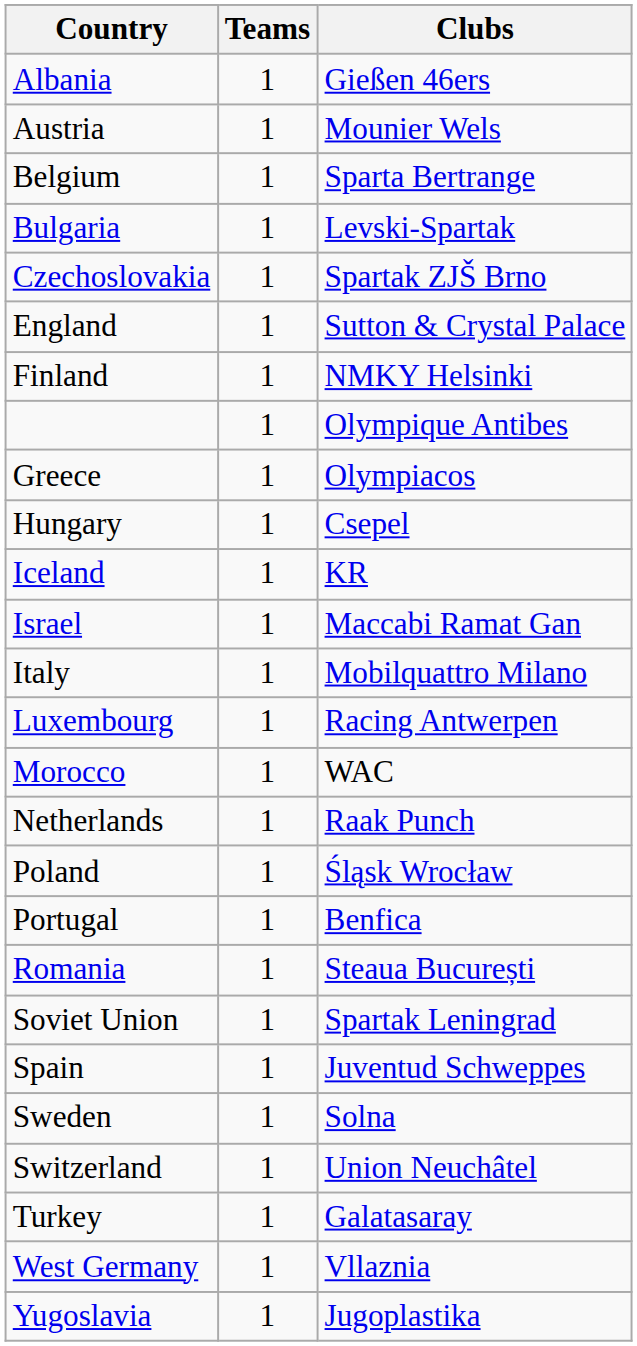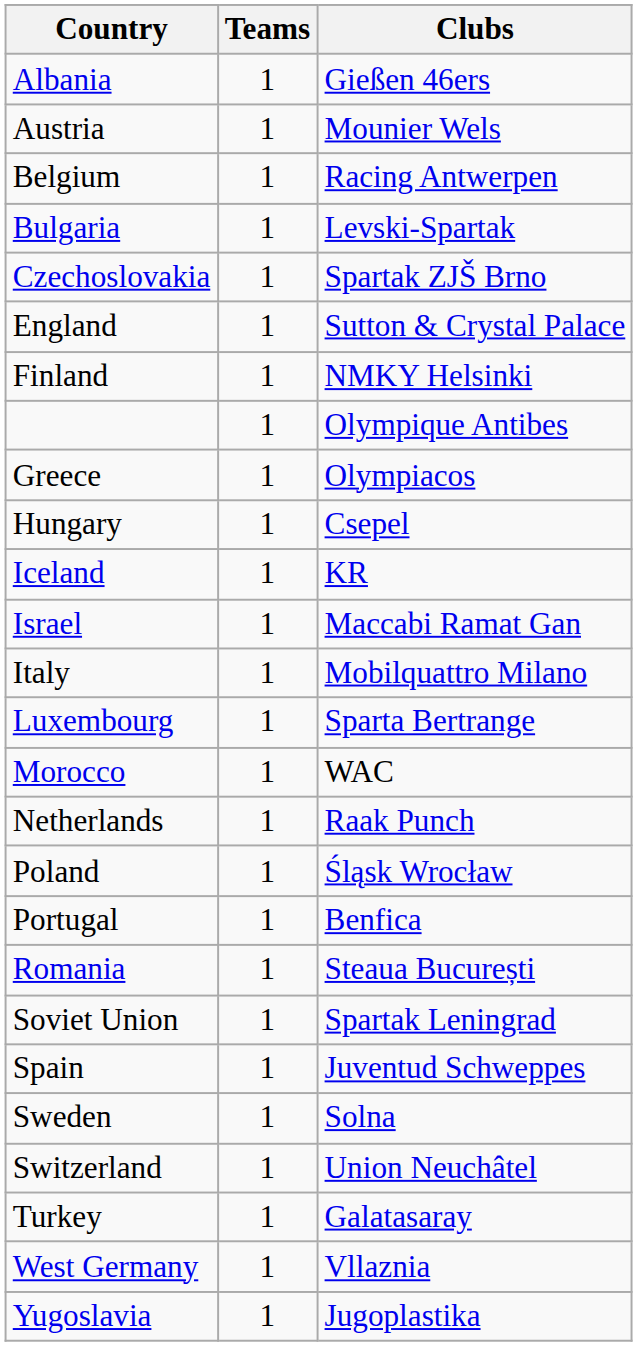(430, 177) Sparta Bertrange -> (441, 177) Racing Antwerpen
(441, 721) Racing Antwerpen -> (430, 721) Sparta Bertrange
